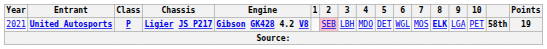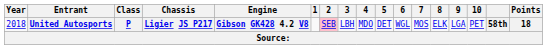(16, 25) 2021 -> (16, 25) 2018
(440, 25) bold -> (440, 25) normal
(526, 25) 19 -> (526, 25) 18
